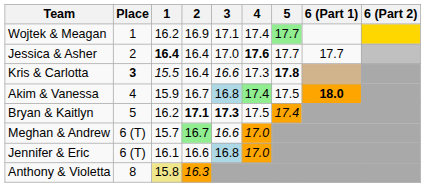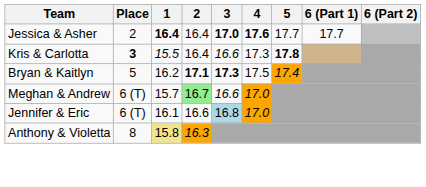- row: (57, 34)
(227, 53) normal -> (227, 34) bold
- row: (53, 93)
